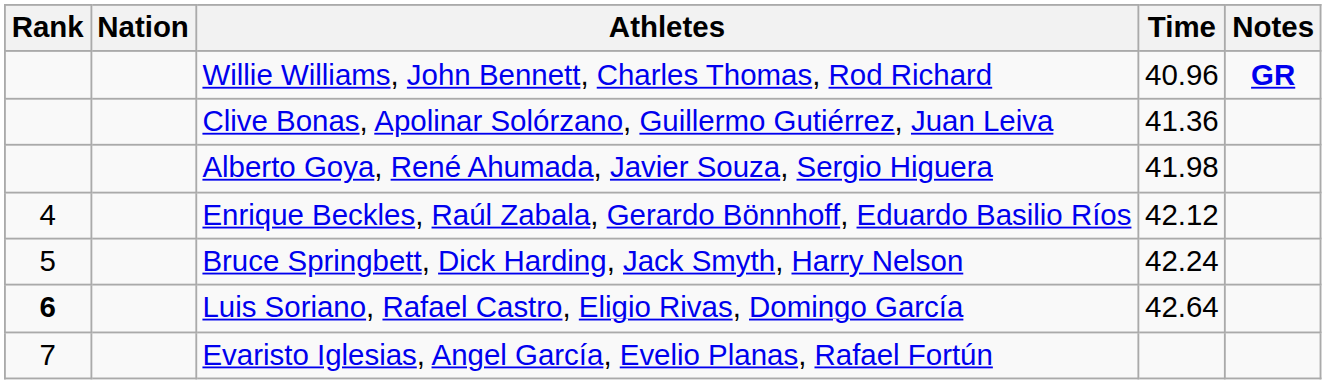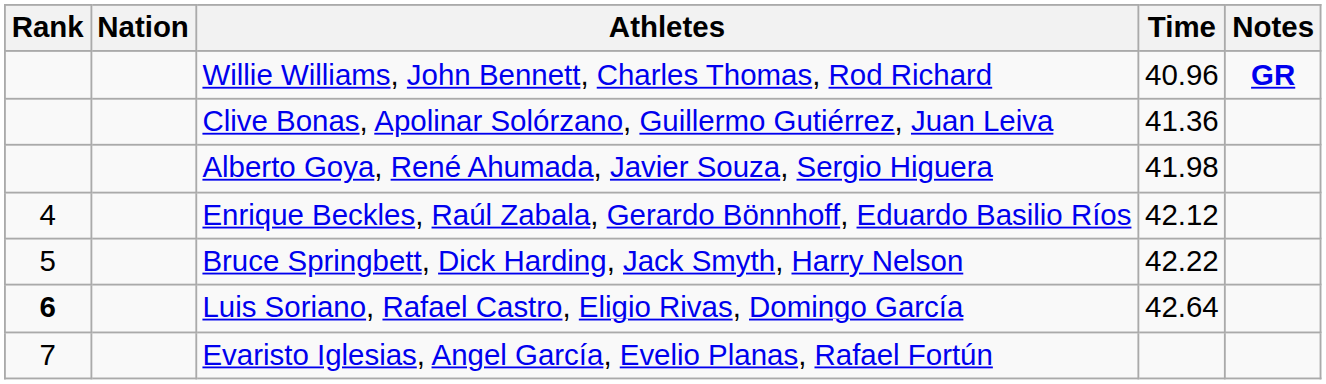(1182, 261) 42.24 -> (1182, 261) 42.22
